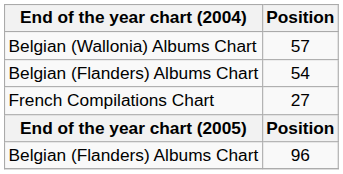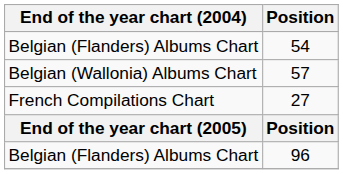rows swapped: (300, 73) <-> (300, 45)
